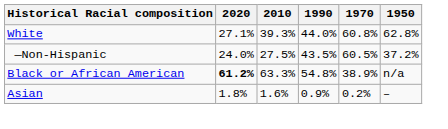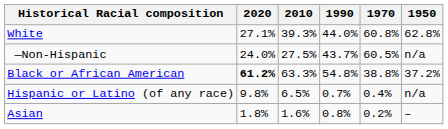(319, 54) 43.5% -> (340, 54) 43.7%
(401, 54) 37.2% -> (415, 54) n/a
(360, 74) 38.9% -> (381, 74) 38.8%
(394, 74) n/a -> (422, 74) 37.2%
+ row: (121, 94)
(315, 94) 0.9% -> (336, 113) 0.8%
